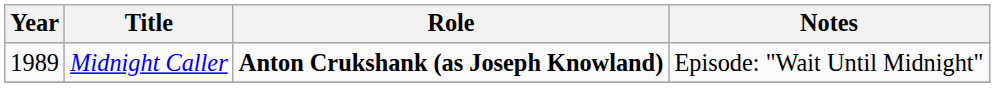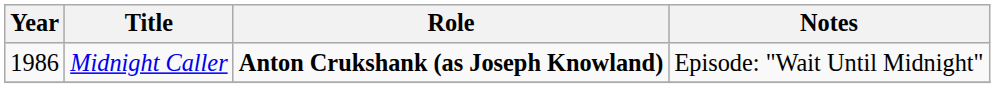(35, 62) 1989 -> (35, 62) 1986
